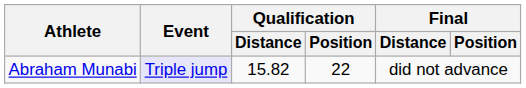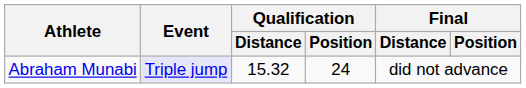(268, 70) 15.82 -> (268, 70) 15.32
(341, 70) 22 -> (341, 70) 24
